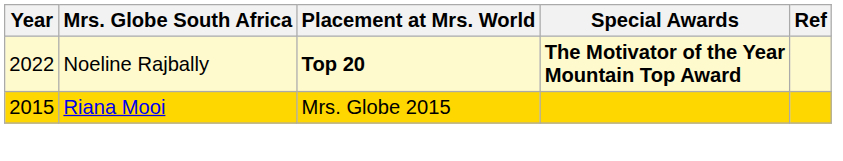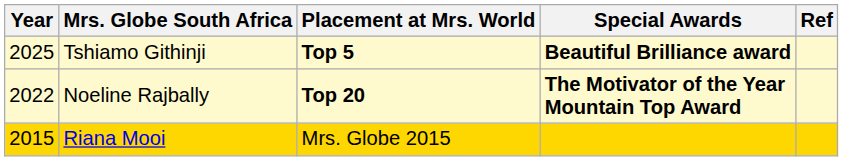+ row: (135, 52)
